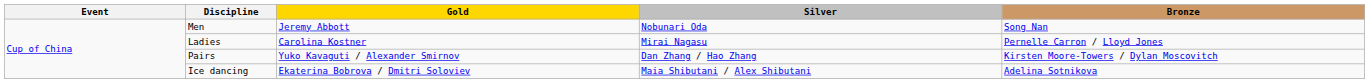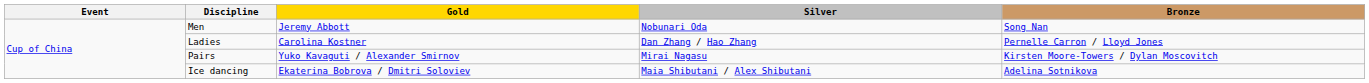(674, 41) Mirai Nagasu -> (699, 41) Dan Zhang / Hao Zhang
(699, 56) Dan Zhang / Hao Zhang -> (674, 56) Mirai Nagasu
